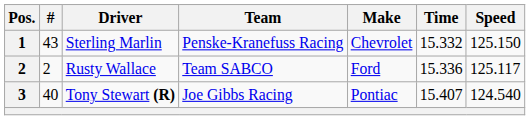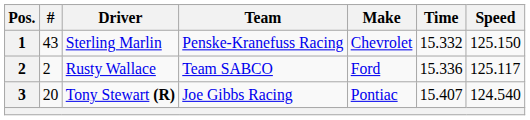(51, 95) 40 -> (51, 95) 20
